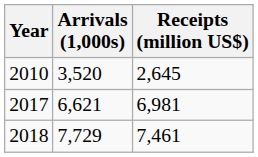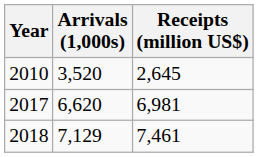(80, 104) 6,621 -> (80, 104) 6,620
(80, 135) 7,729 -> (80, 135) 7,129
